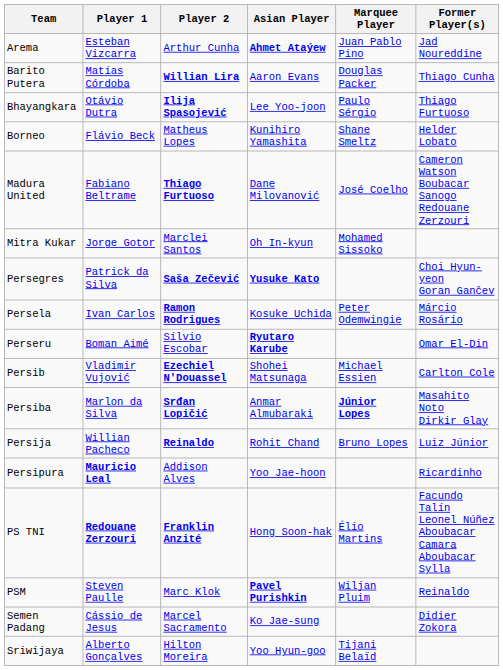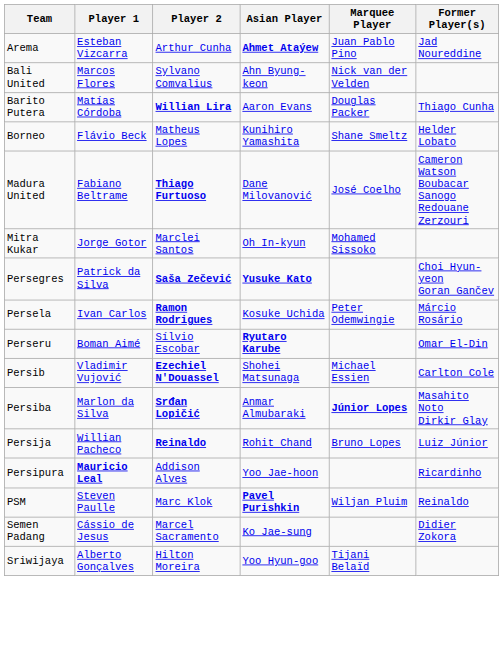+ row: (26, 78)
- row: (42, 107)
- row: (26, 533)
